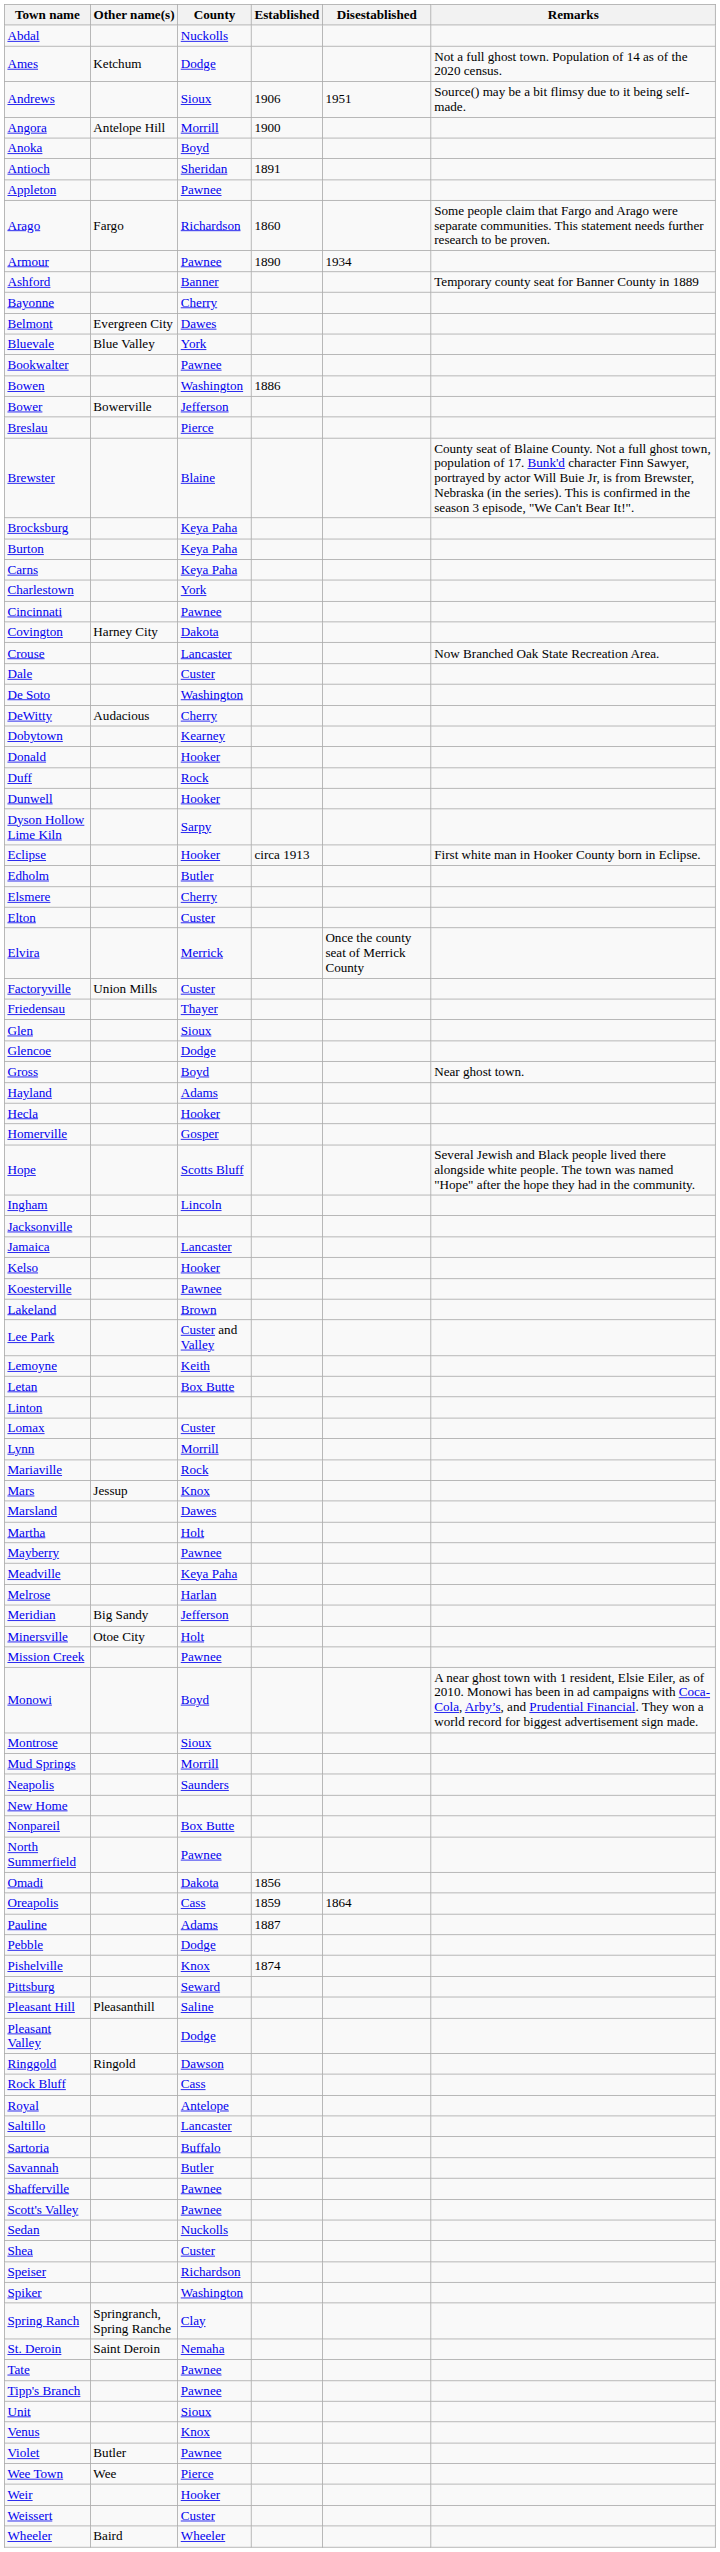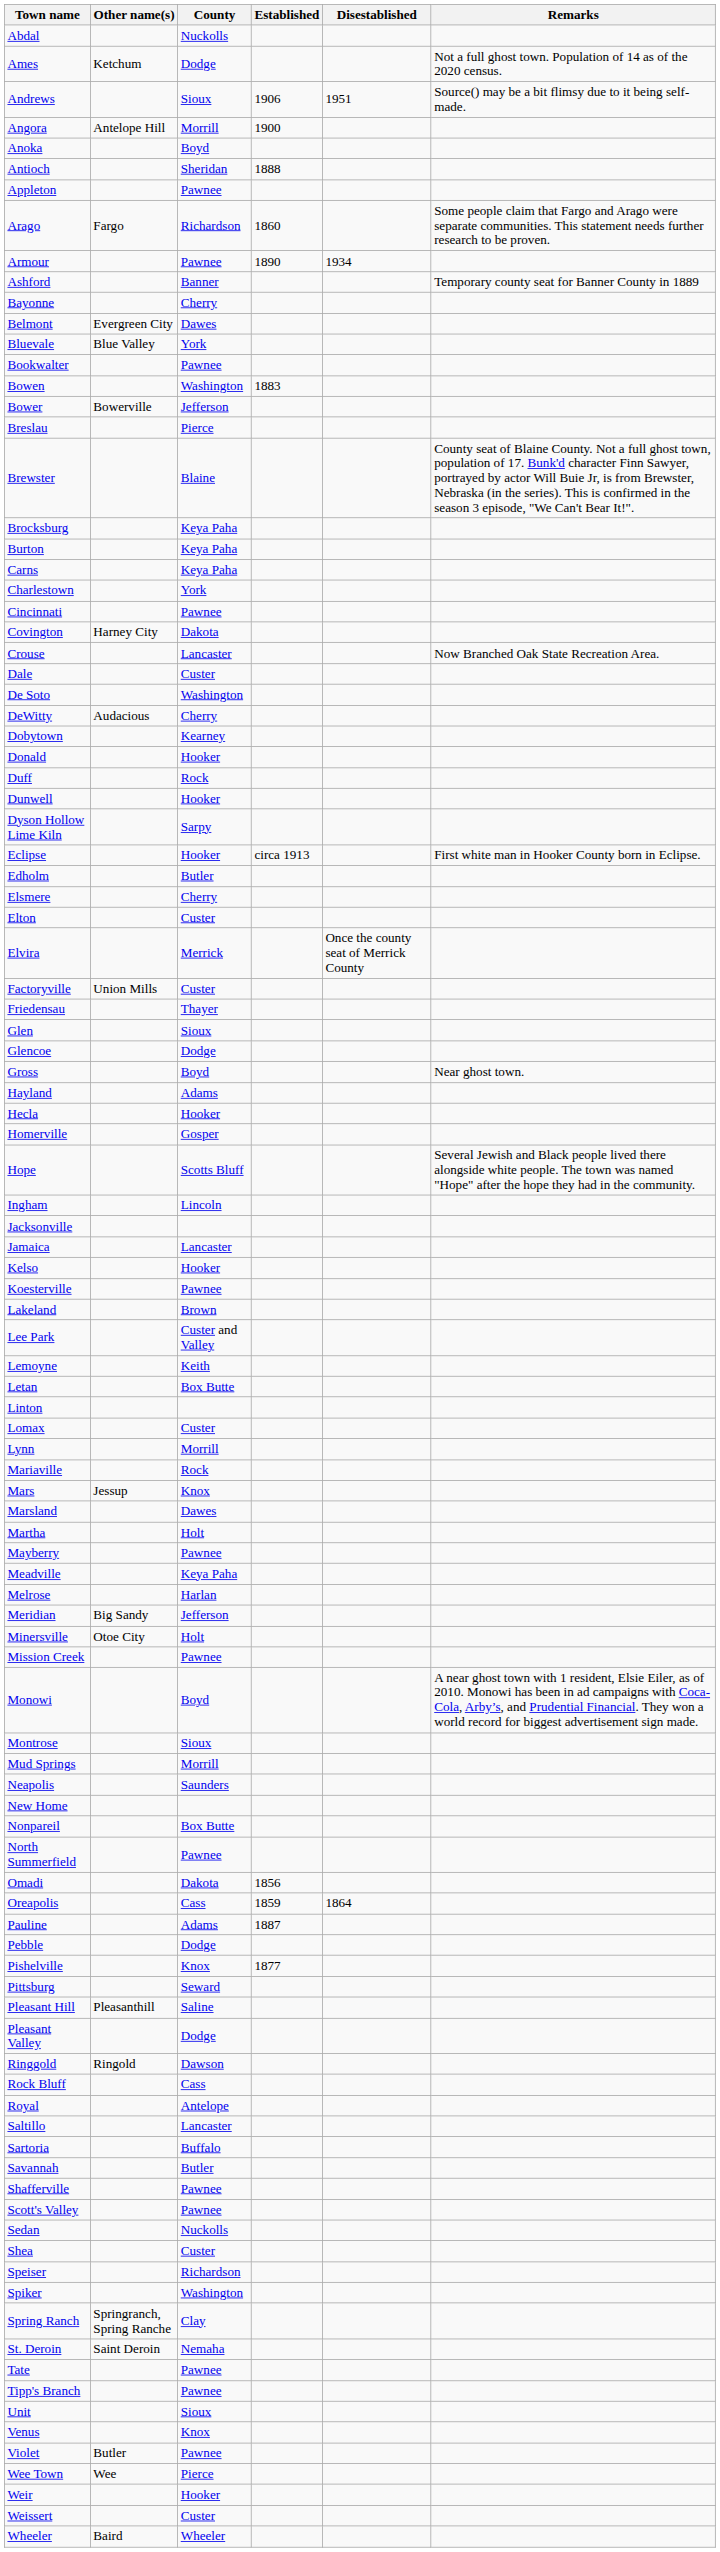(268, 169) 1891 -> (268, 169) 1888
(268, 386) 1886 -> (268, 386) 1883
(268, 1965) 1874 -> (268, 1965) 1877
